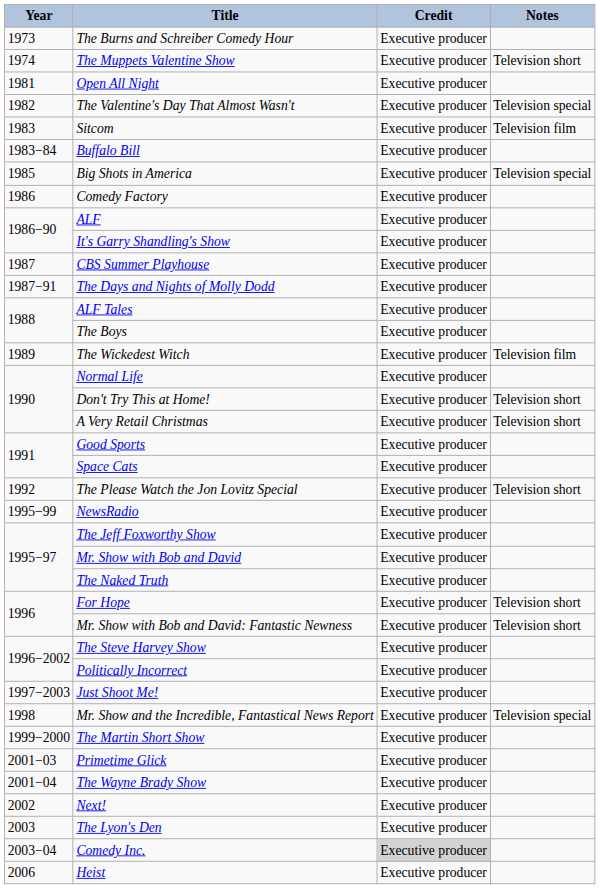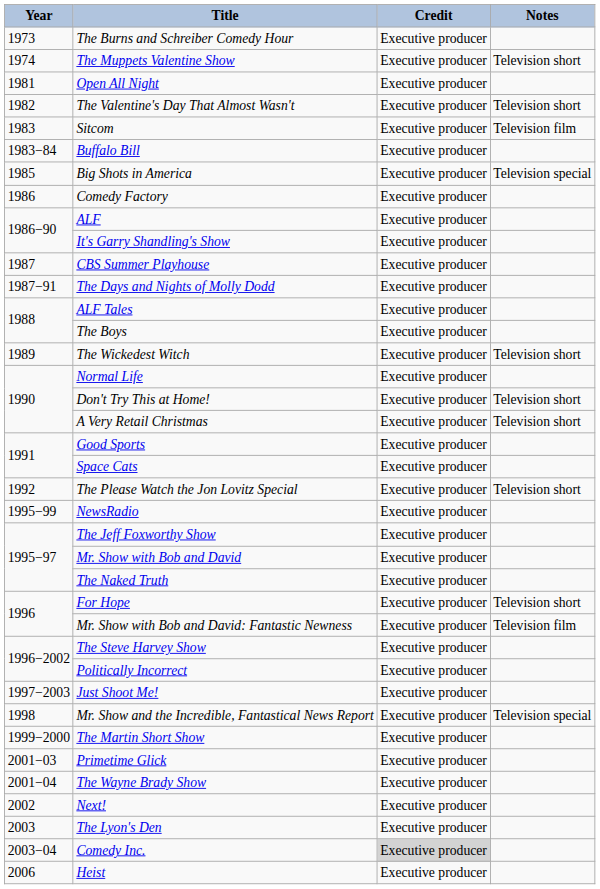(542, 106) Television special -> (537, 106) Television short
(535, 354) Television film -> (537, 354) Television short
(537, 624) Television short -> (535, 624) Television film
